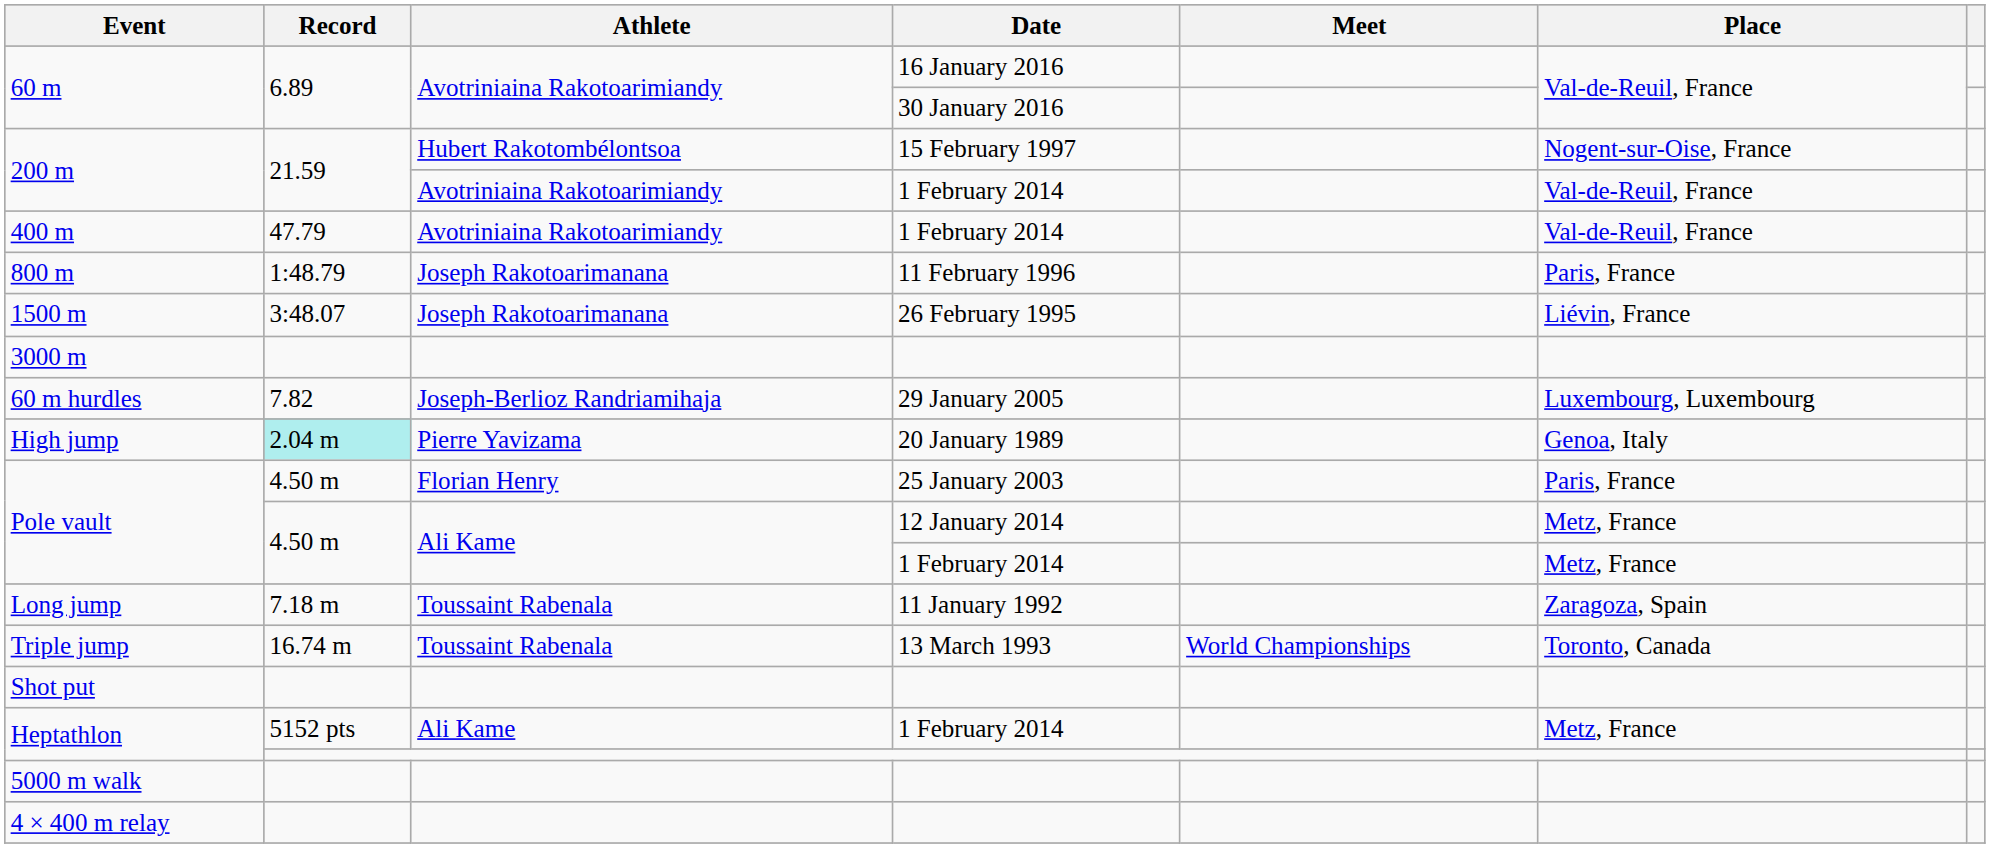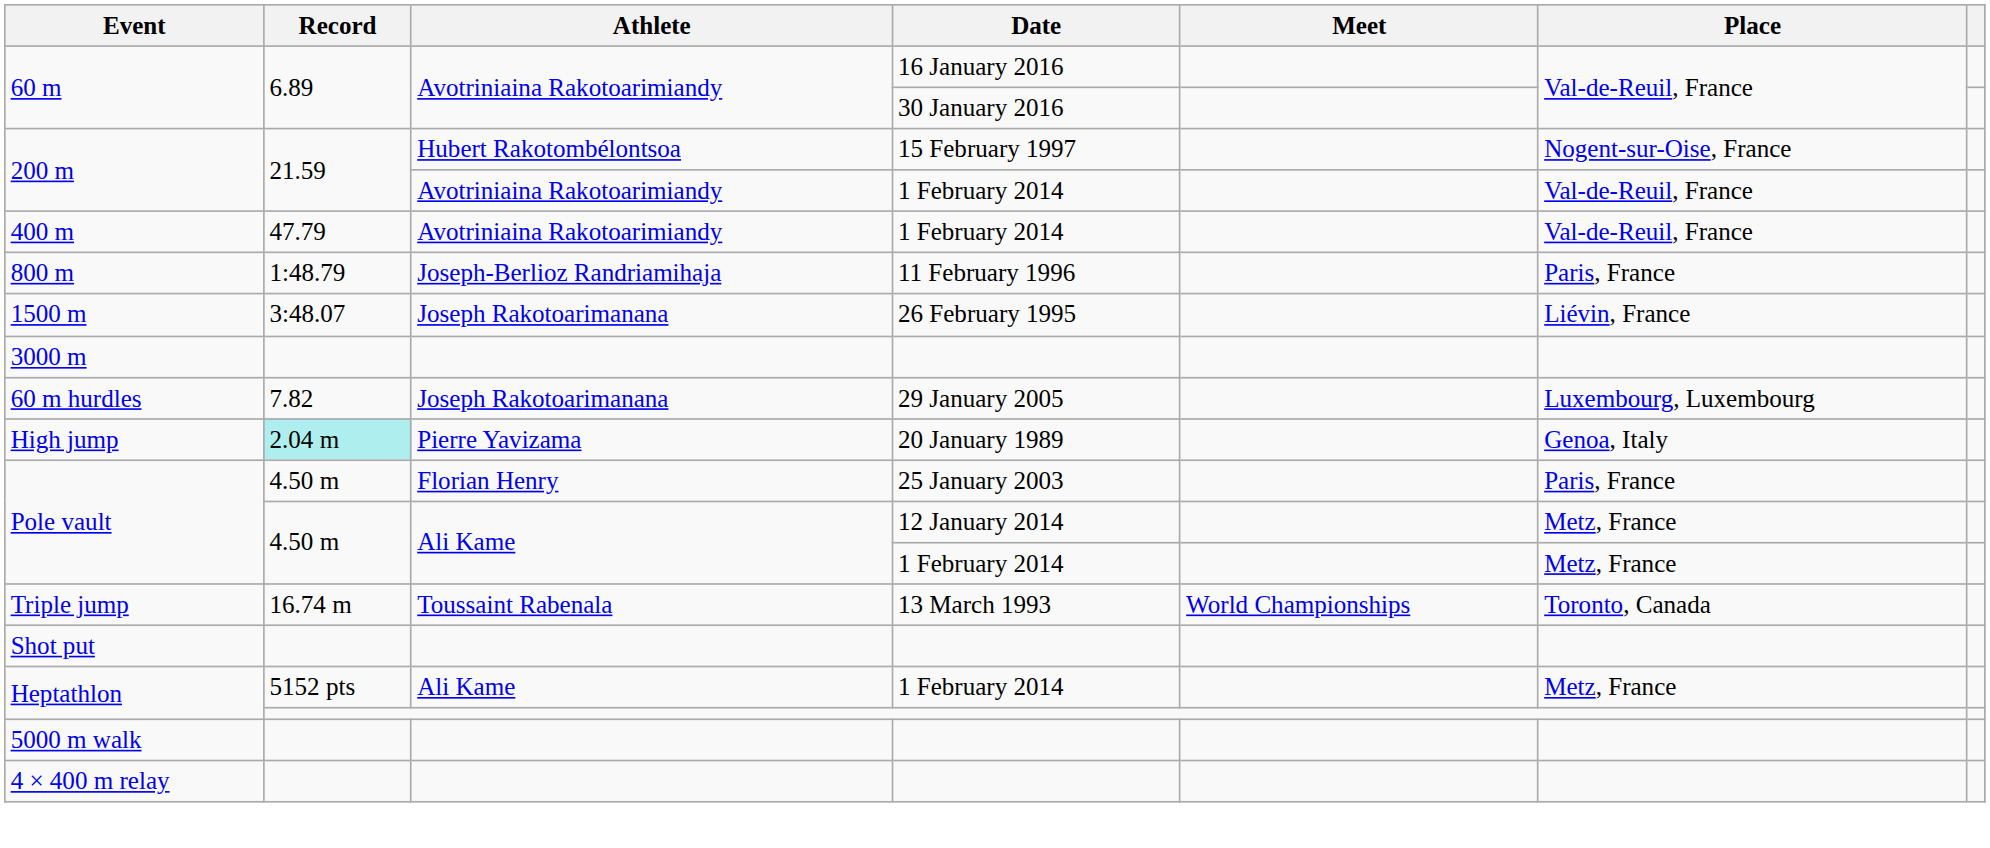(543, 273) Joseph Rakotoarimanana -> (569, 273) Joseph-Berlioz Randriamihaja
(569, 397) Joseph-Berlioz Randriamihaja -> (543, 397) Joseph Rakotoarimanana
- row: (66, 604)
